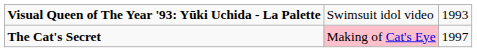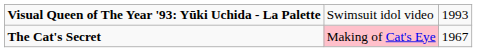(455, 36) 1997 -> (455, 36) 1967
